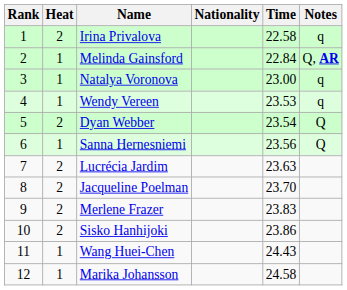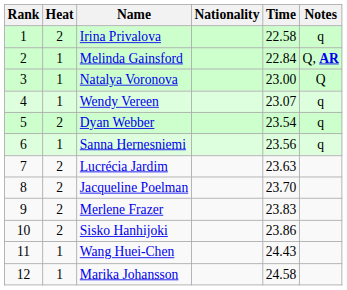(321, 79) q -> (321, 79) Q
(281, 101) 23.53 -> (281, 101) 23.07
(321, 123) Q -> (321, 123) q
(321, 144) Q -> (321, 144) q
